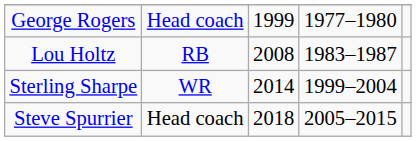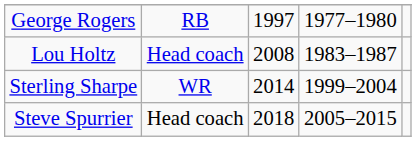(195, 20) Head coach -> (195, 20) RB
(274, 20) 1999 -> (274, 20) 1997
(195, 53) RB -> (195, 53) Head coach
